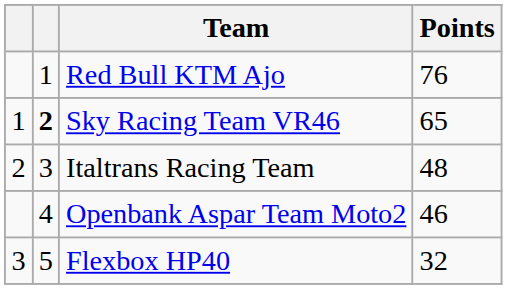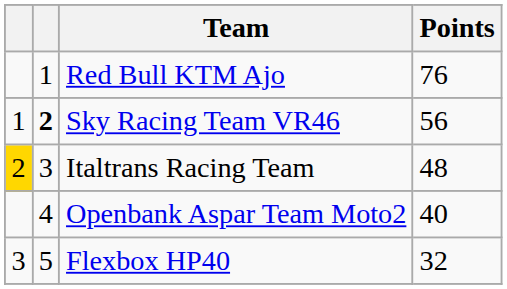(434, 121) 65 -> (434, 121) 56
(19, 167) no background -> (19, 167) gold background
(434, 214) 46 -> (434, 214) 40
